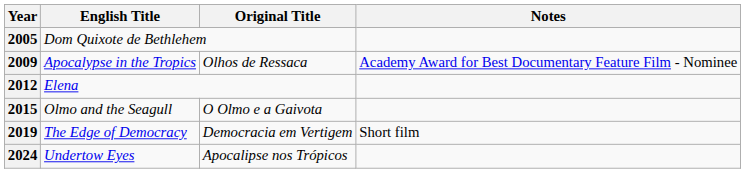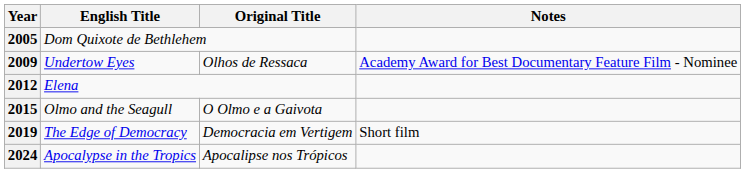(120, 62) Apocalypse in the Tropics -> (89, 62) Undertow Eyes
(89, 156) Undertow Eyes -> (120, 156) Apocalypse in the Tropics
